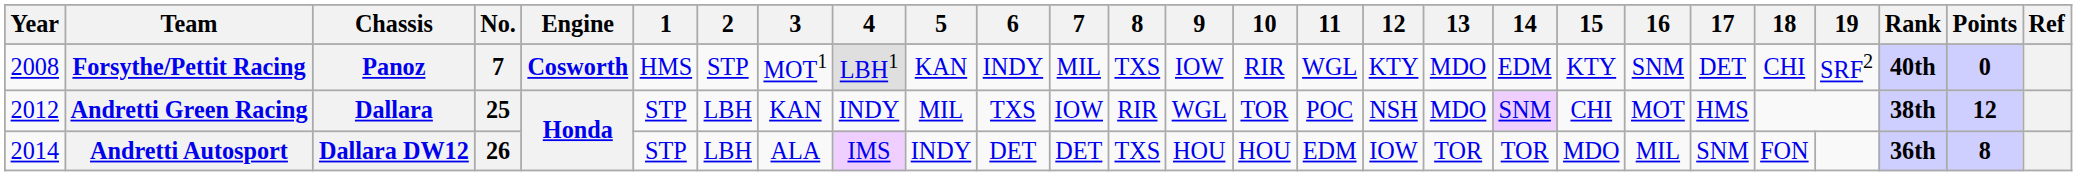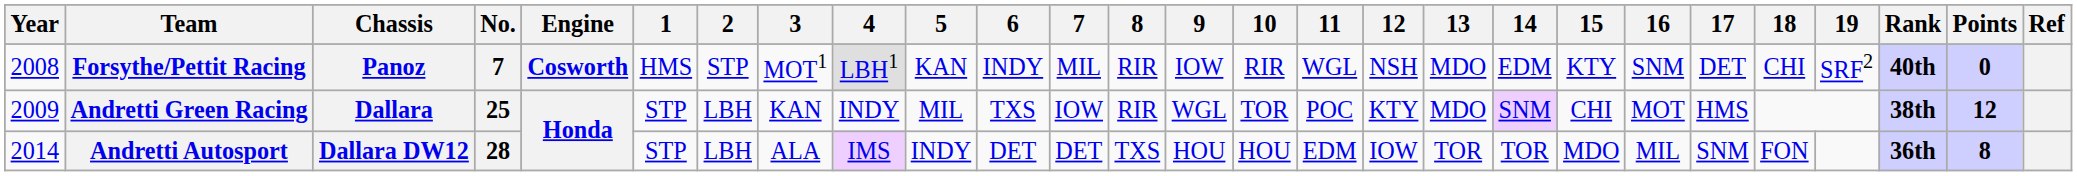(1137, 67) TXS -> (1137, 67) RIR
(1394, 67) KTY -> (1394, 67) NSH
(35, 110) 2012 -> (35, 110) 2009
(1394, 110) NSH -> (1394, 110) KTY
(498, 150) 26 -> (498, 150) 28
